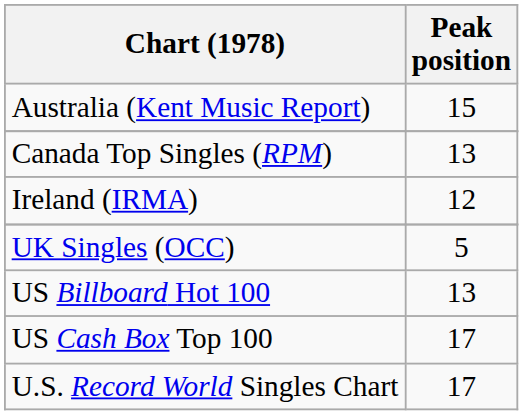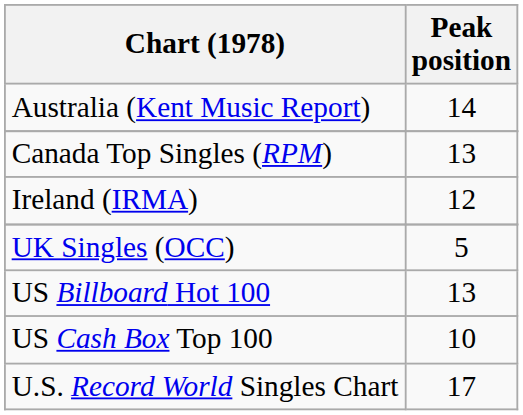(461, 107) 15 -> (461, 107) 14
(461, 339) 17 -> (461, 339) 10
